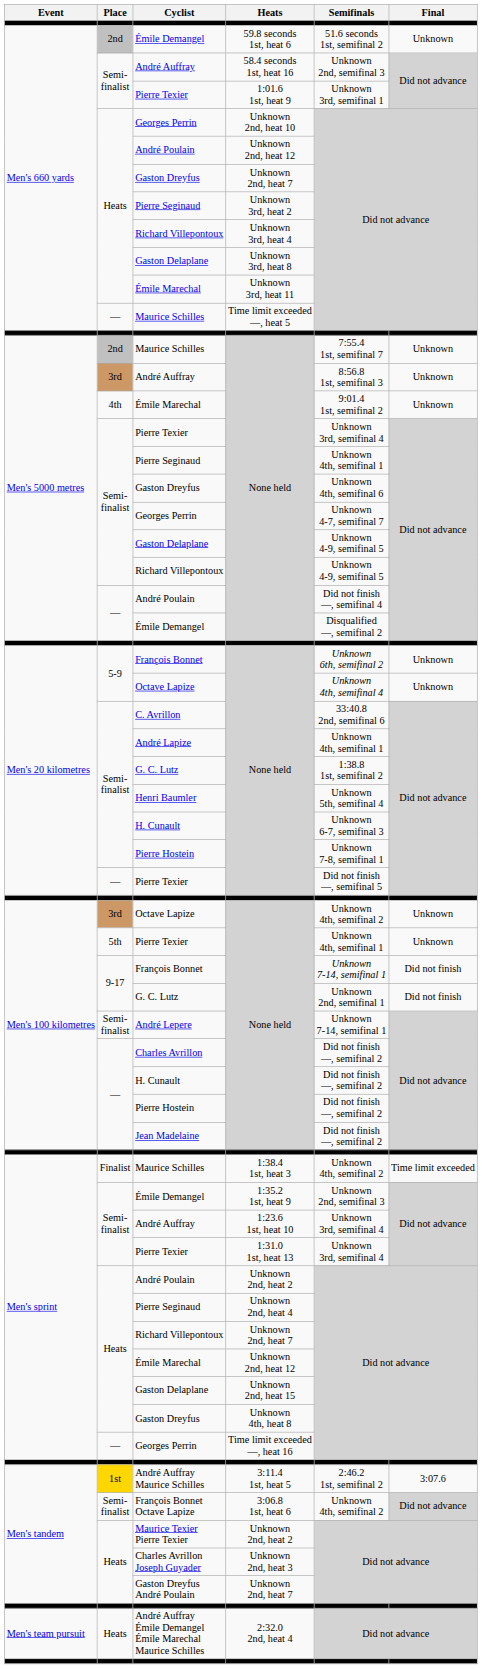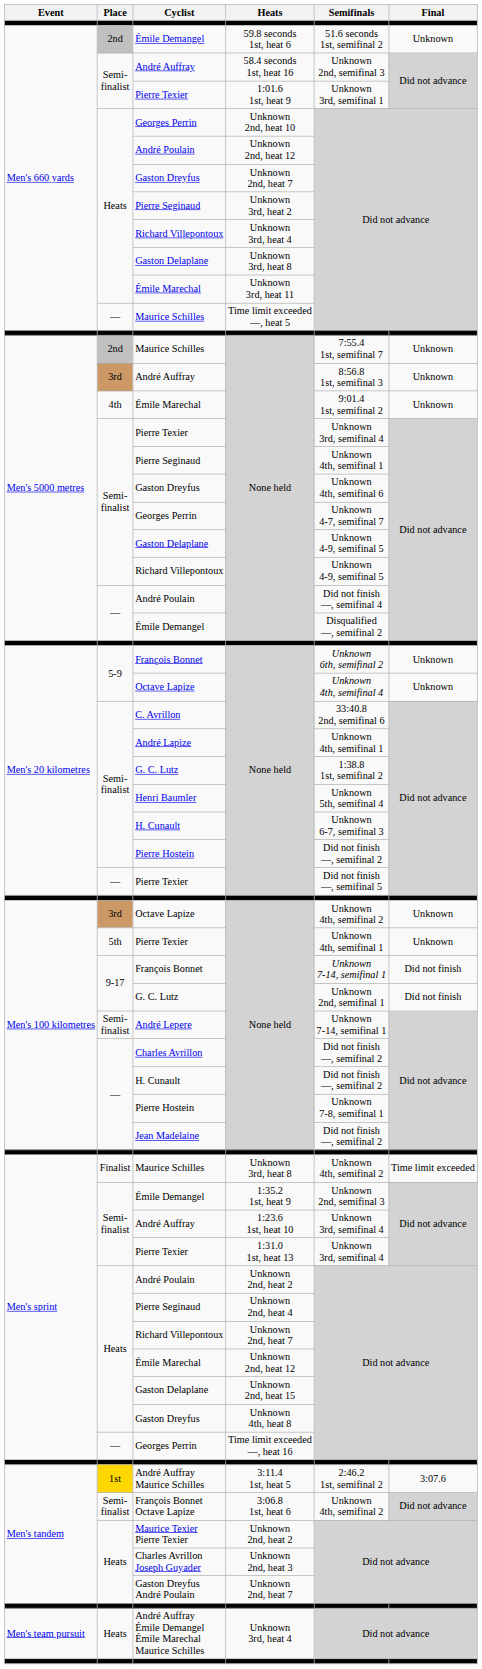(351, 853) Unknown 7-8, semifinal 1 -> (351, 853) Did not finish —, semifinal 2
(351, 1108) Did not finish —, semifinal 2 -> (351, 1108) Unknown 7-8, semifinal 1
(270, 1168) 1:38.4 1st, heat 3 -> (270, 1168) Unknown 3rd, heat 8
(270, 1633) 2:32.0 2nd, heat 4 -> (270, 1633) Unknown 3rd, heat 4
